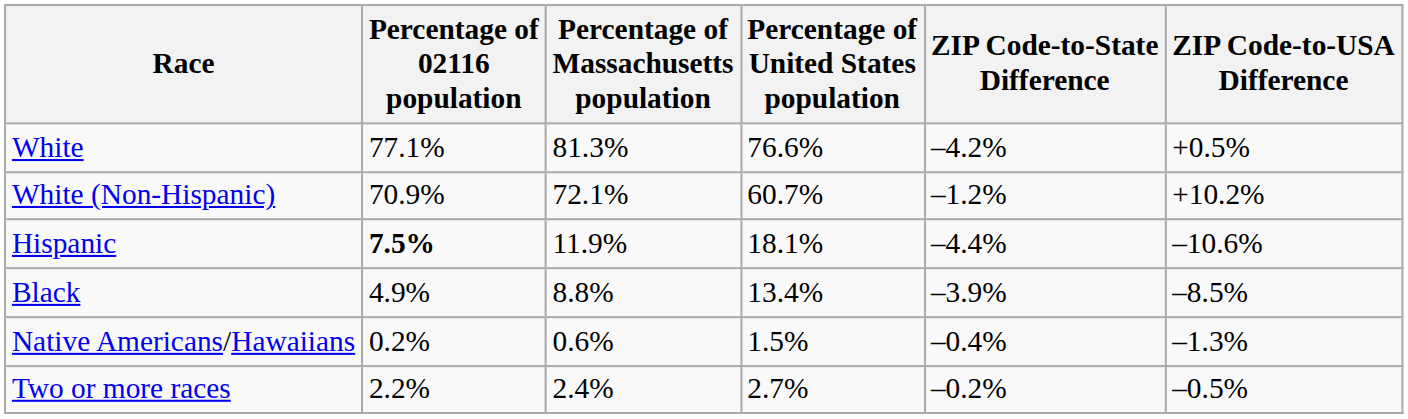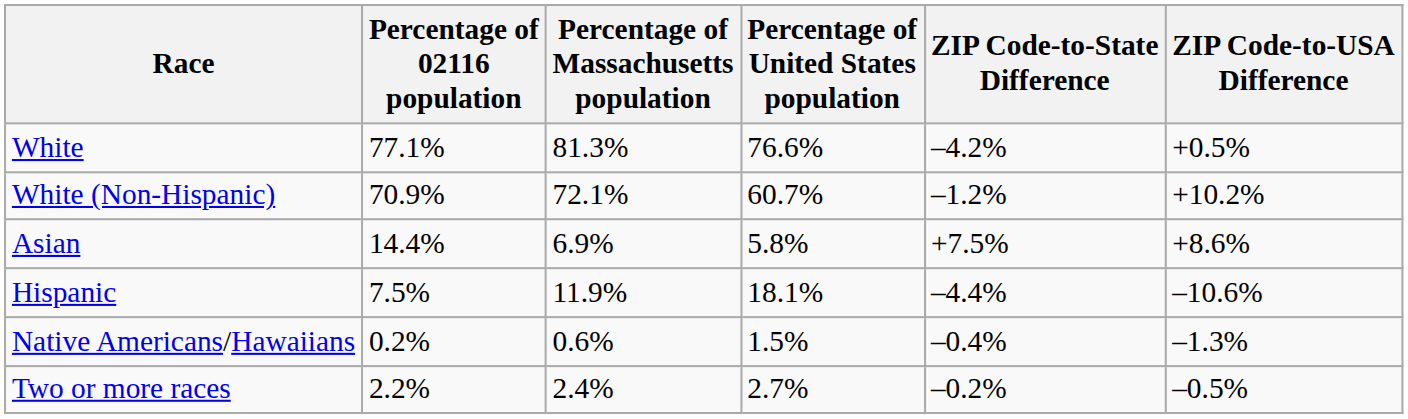+ row: (46, 243)
(402, 243) bold -> (399, 292) normal
- row: (46, 292)
